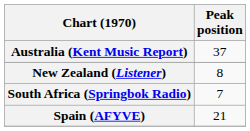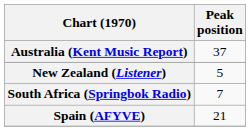(220, 72) 8 -> (220, 72) 5
